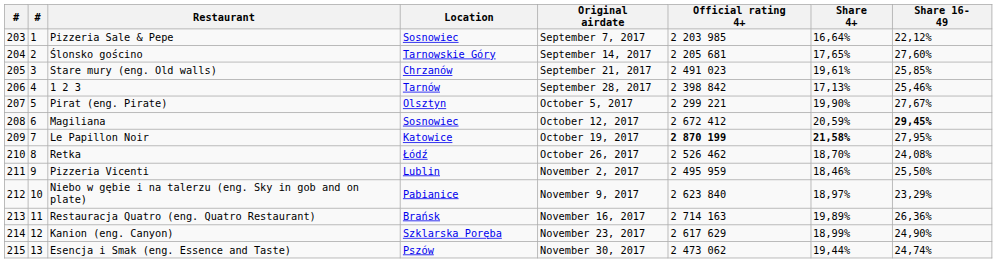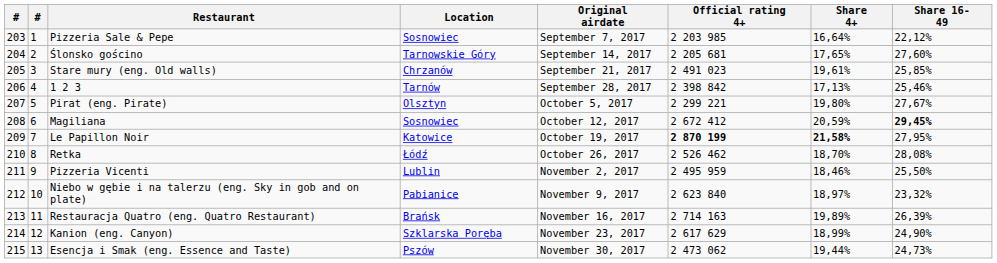(832, 104) 19,90% -> (832, 104) 19,80%
(913, 154) 24,08% -> (913, 154) 28,08%
(913, 194) 23,29% -> (913, 194) 23,32%
(913, 216) 26,36% -> (913, 216) 26,39%
(913, 250) 24,74% -> (913, 250) 24,73%
